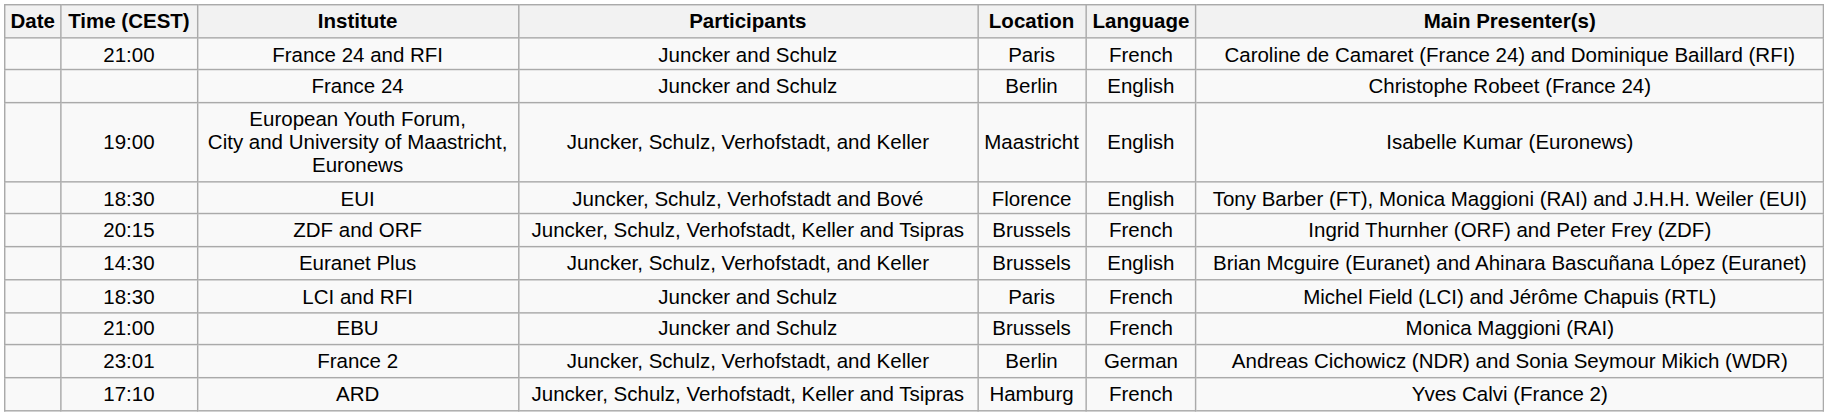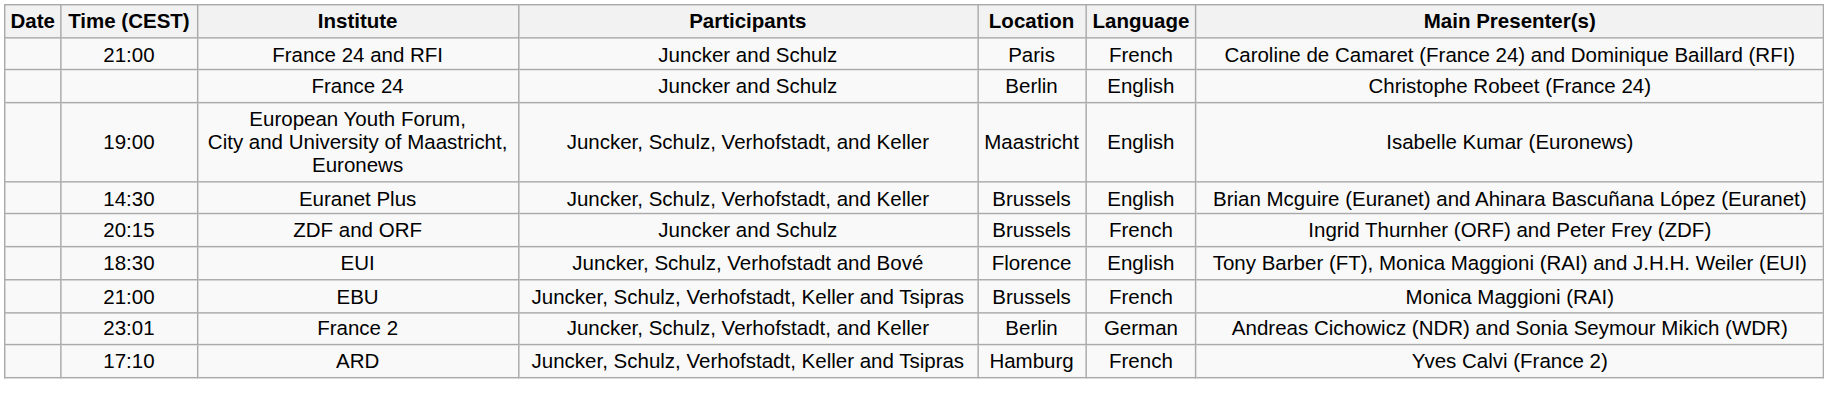rows swapped: (358, 263) <-> (358, 198)
(748, 231) Juncker, Schulz, Verhofstadt, Keller and Tsipras -> (748, 231) Juncker and Schulz
- row: (358, 296)
(748, 329) Juncker and Schulz -> (748, 296) Juncker, Schulz, Verhofstadt, Keller and Tsipras
